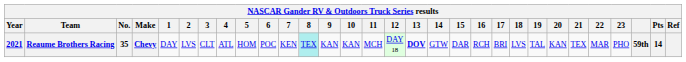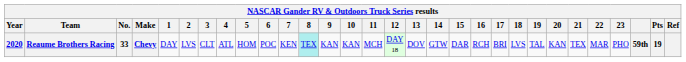(14, 44) 2021 -> (14, 44) 2020
(124, 44) 35 -> (124, 44) 33
(416, 44) bold -> (416, 44) normal
(658, 44) 14 -> (658, 44) 19
